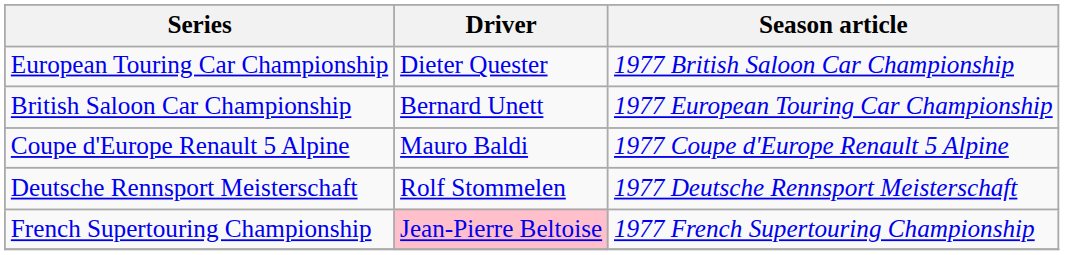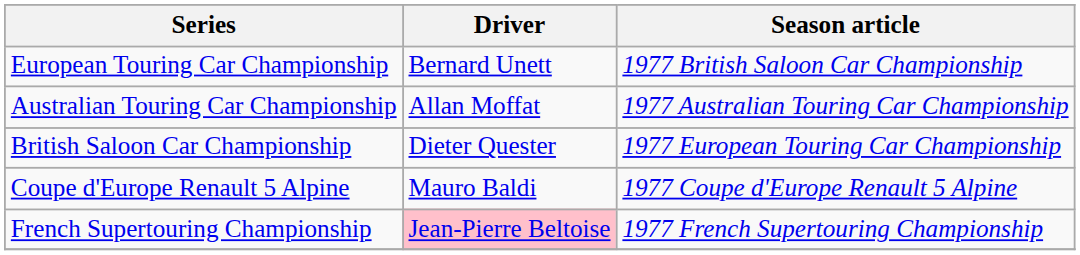(474, 65) Dieter Quester -> (480, 65) Bernard Unett
+ row: (204, 106)
(472, 106) Bernard Unett -> (482, 147) Dieter Quester
- row: (184, 188)
